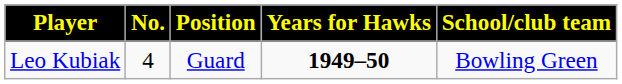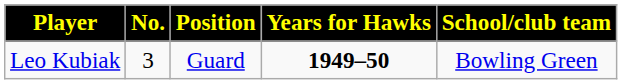(148, 59) 4 -> (148, 59) 3
